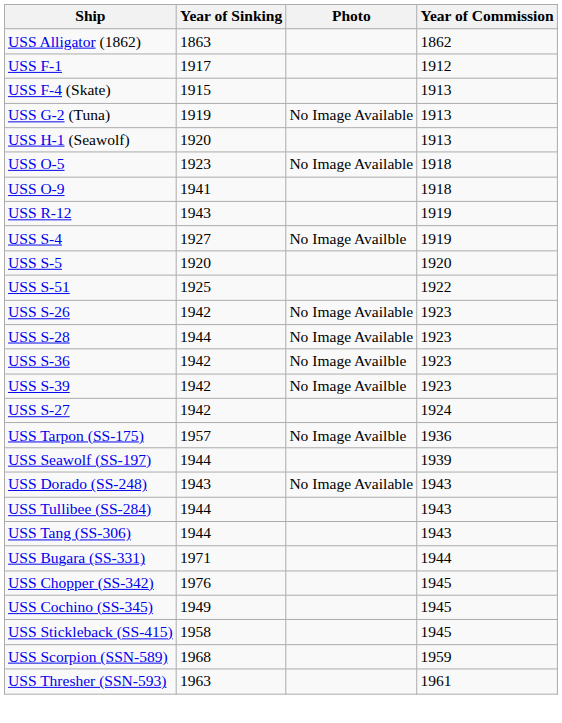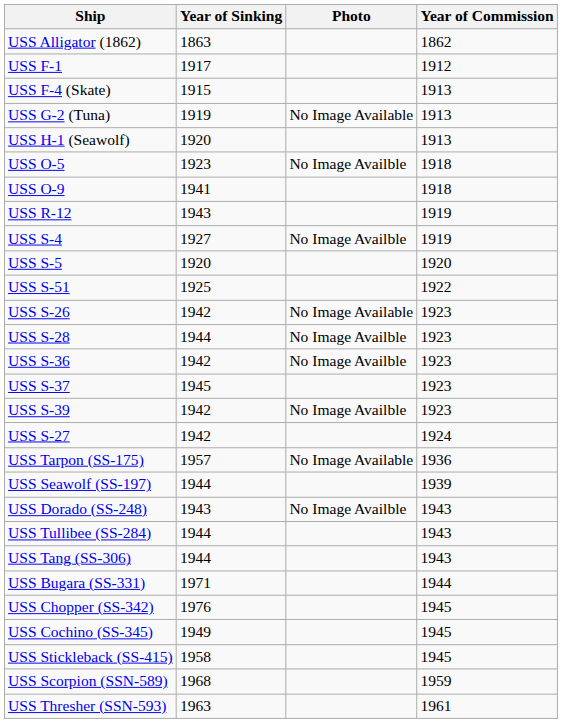(351, 164) No Image Available -> (348, 164) No Image Availble
(351, 336) No Image Available -> (348, 336) No Image Availble
+ row: (39, 386)
(348, 435) No Image Availble -> (351, 459) No Image Available
(351, 484) No Image Available -> (348, 509) No Image Availble
